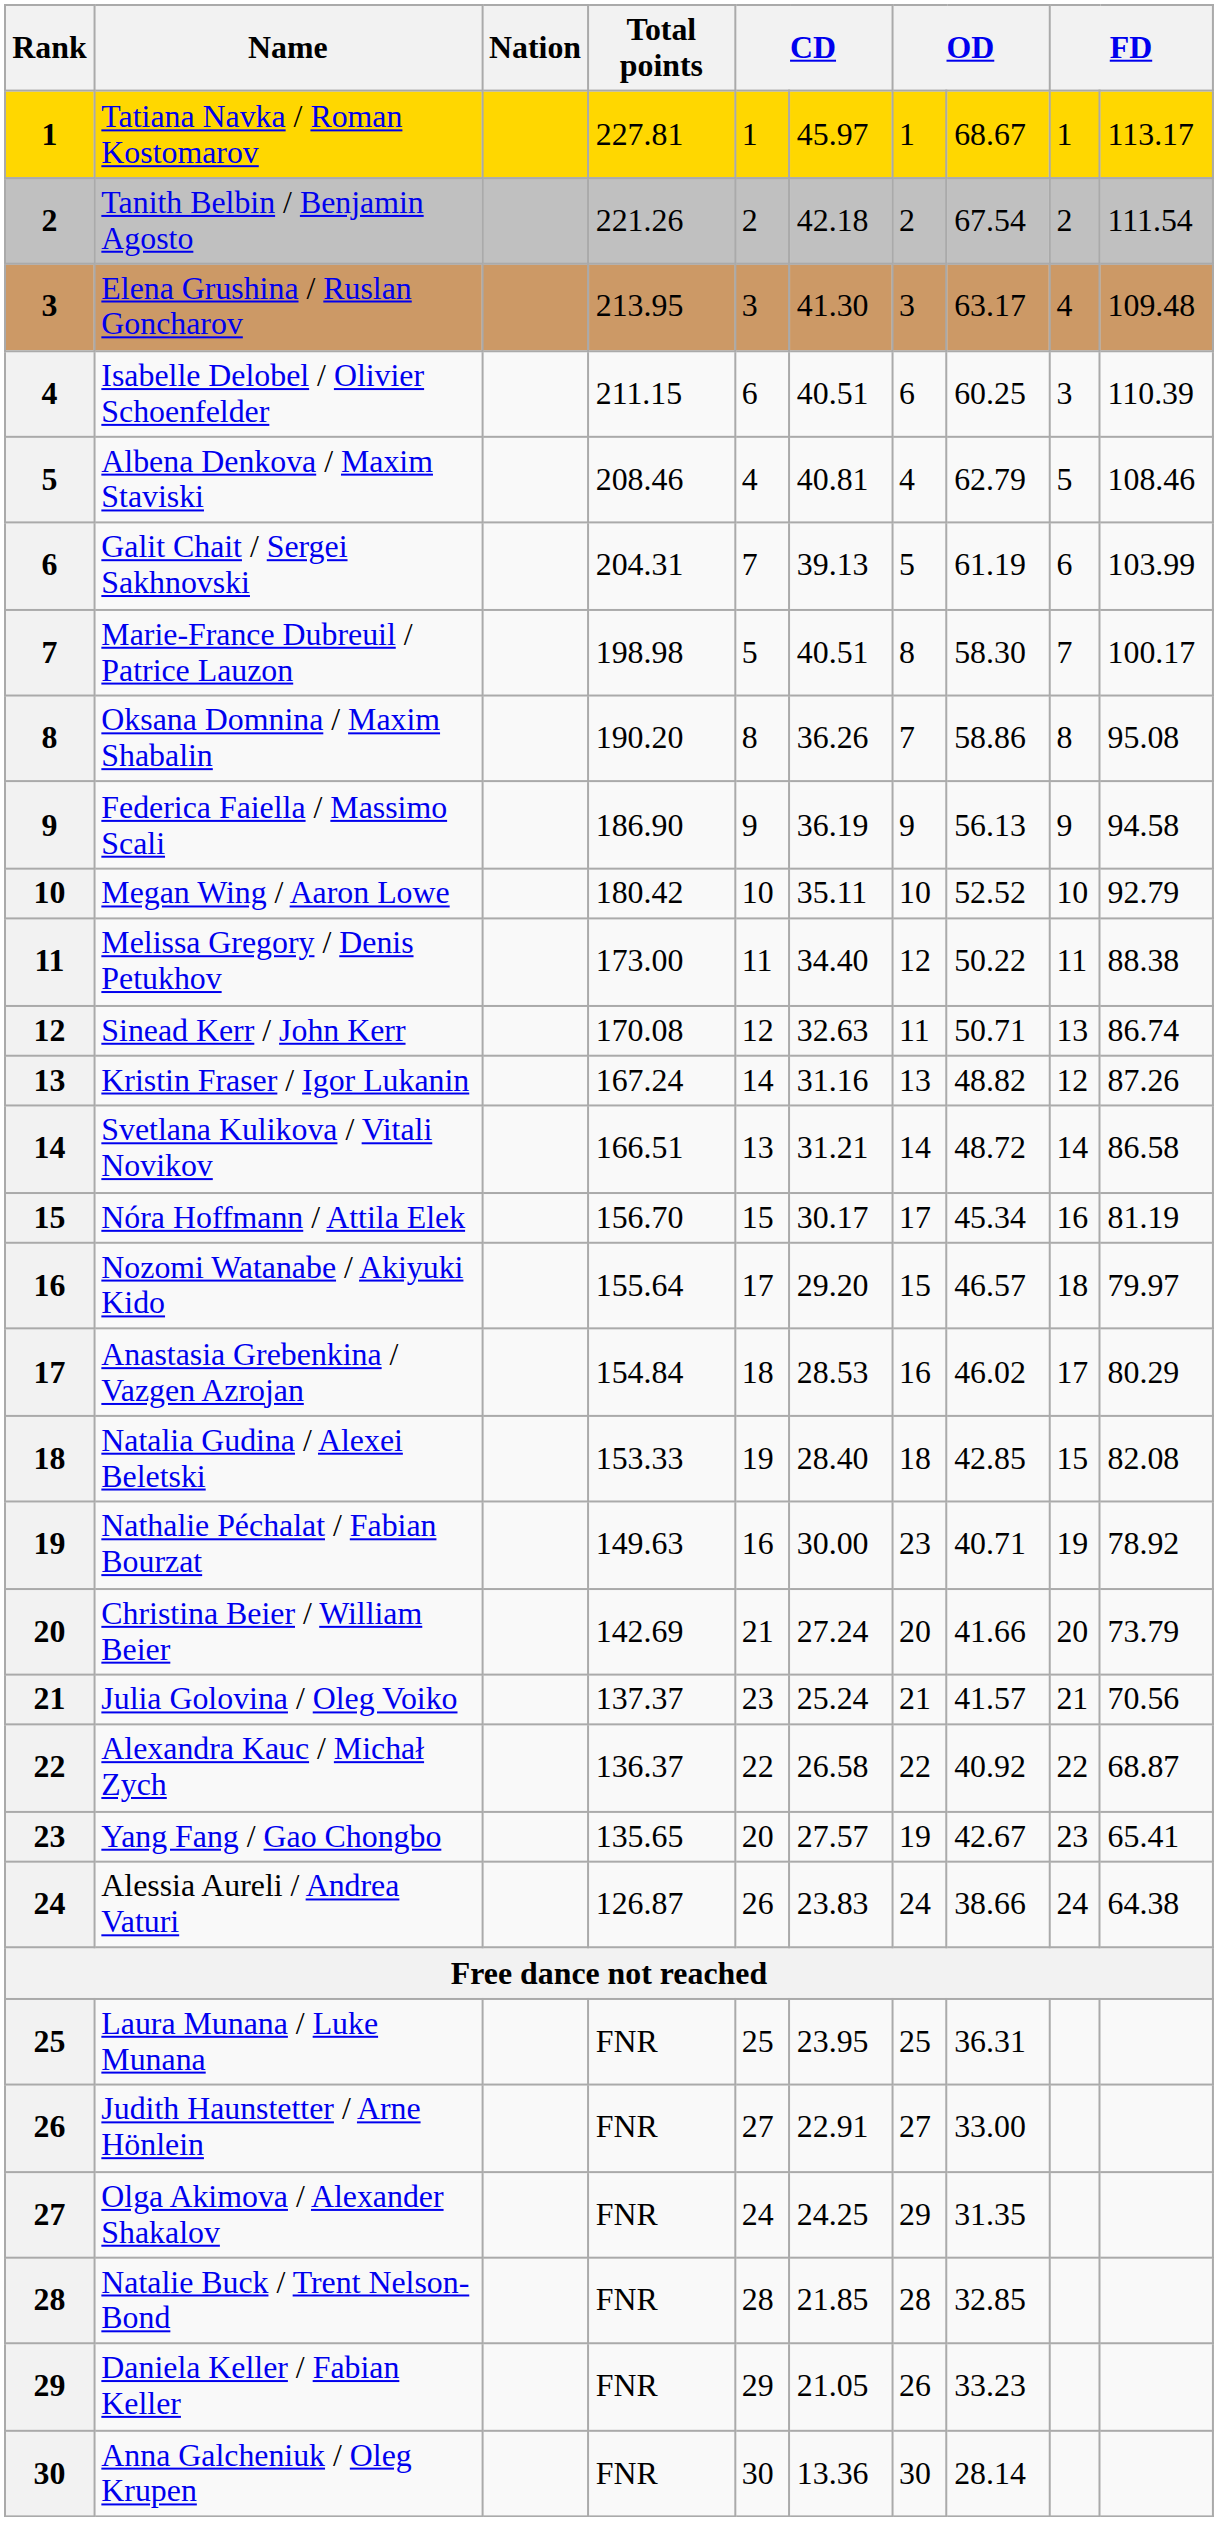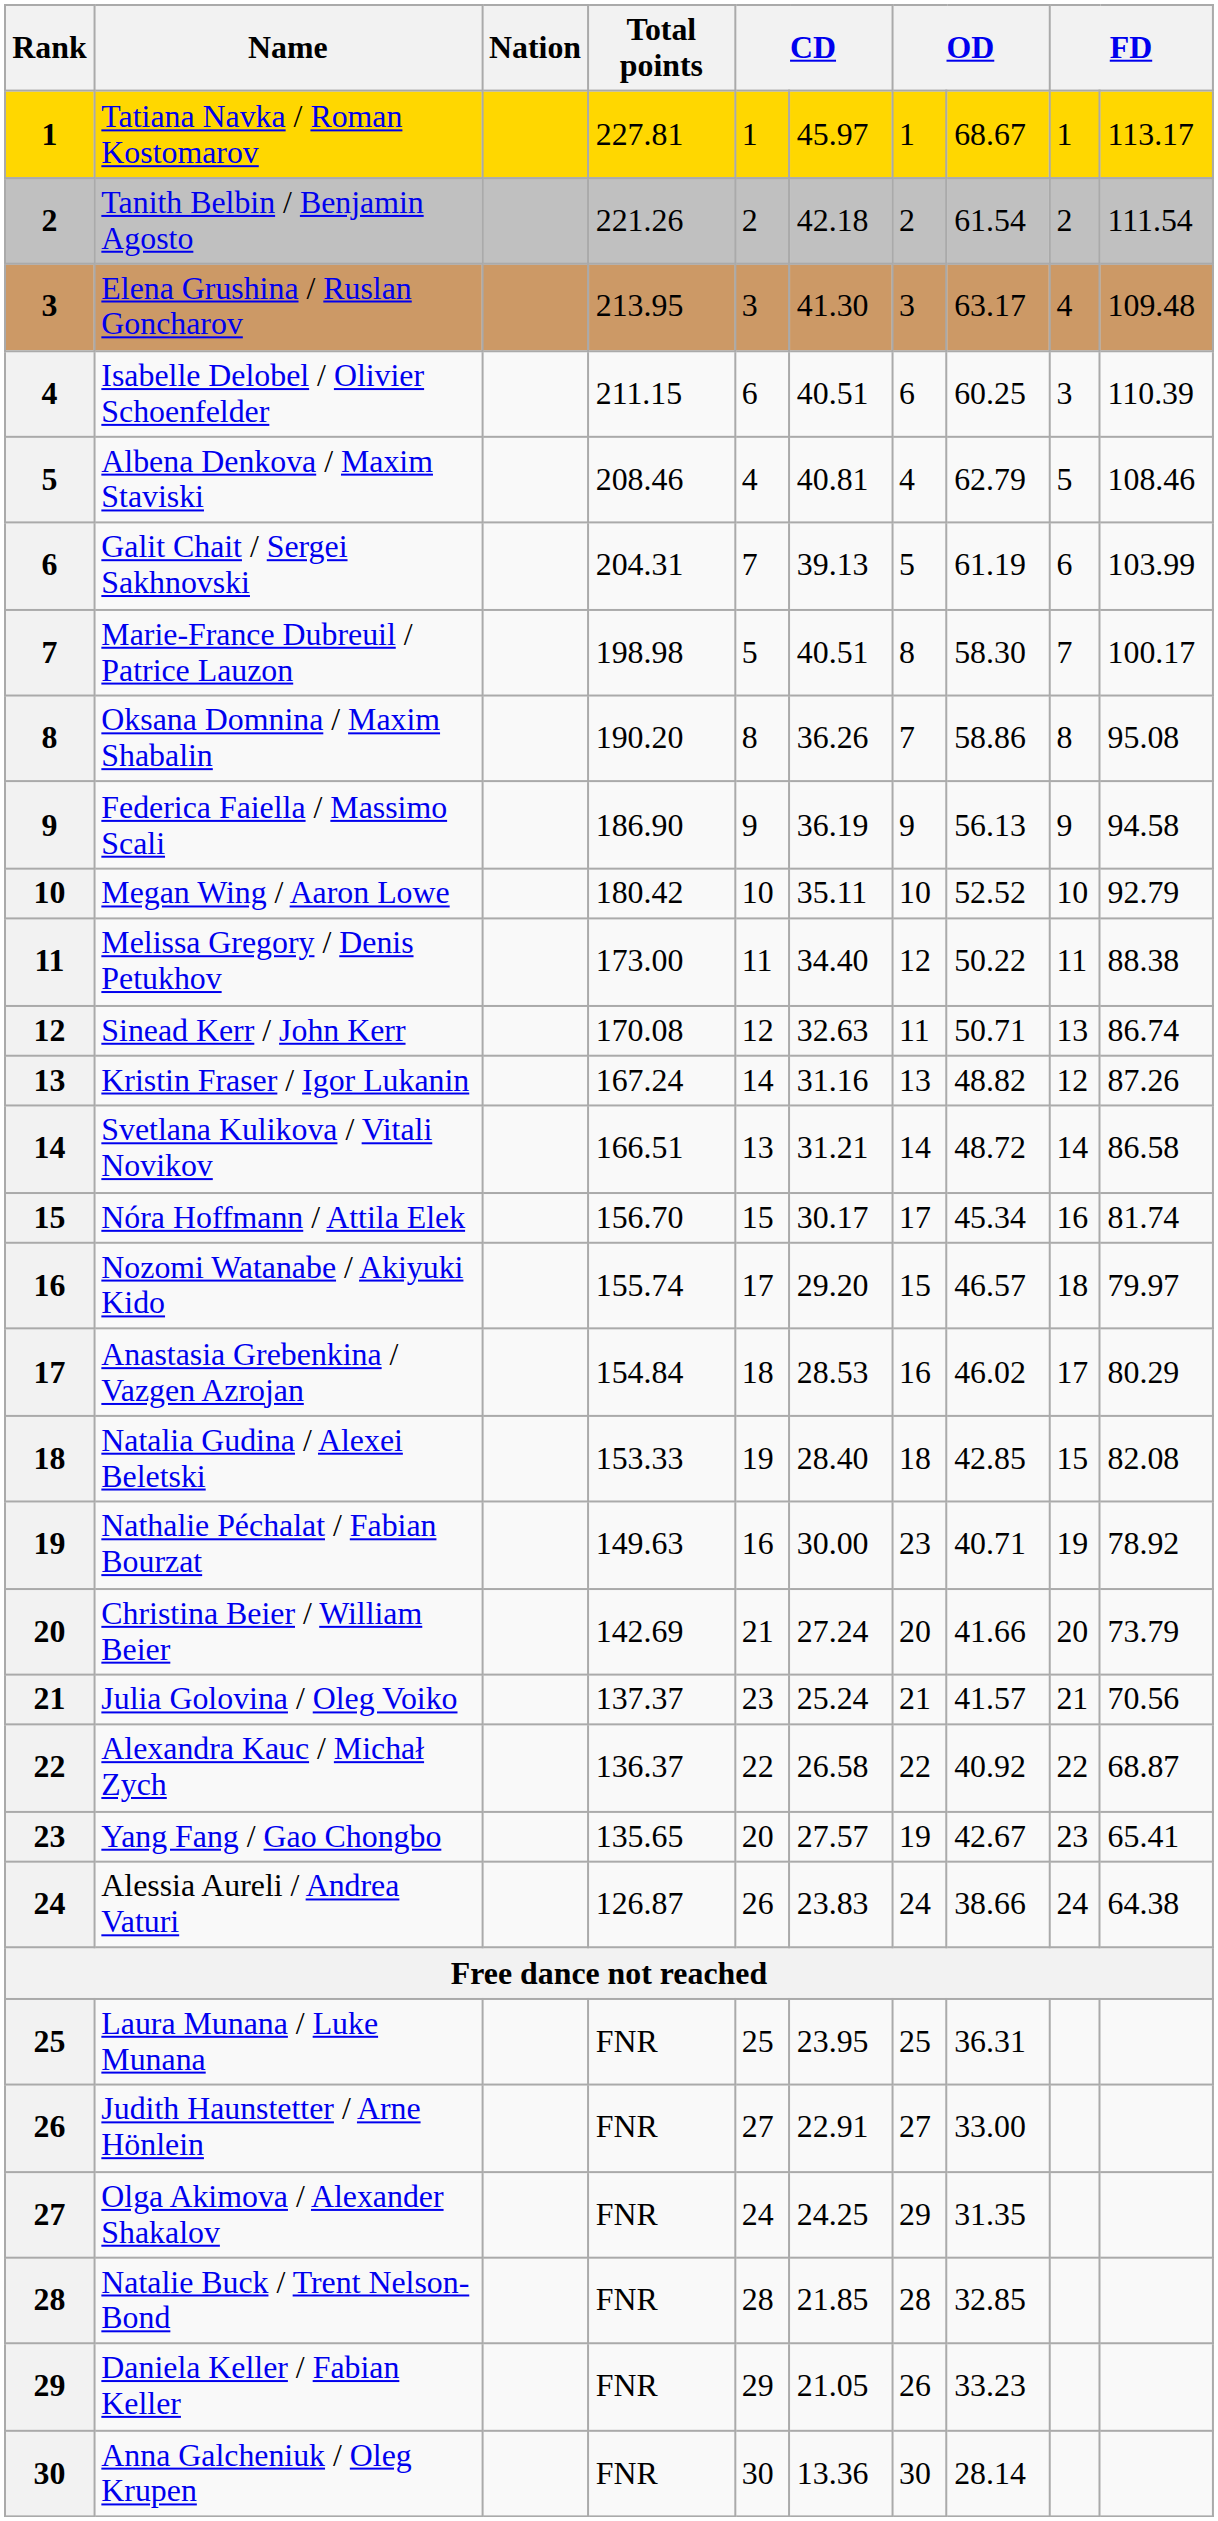(990, 220) 67.54 -> (990, 220) 61.54
(1143, 1217) 81.19 -> (1143, 1217) 81.74
(640, 1285) 155.64 -> (640, 1285) 155.74
